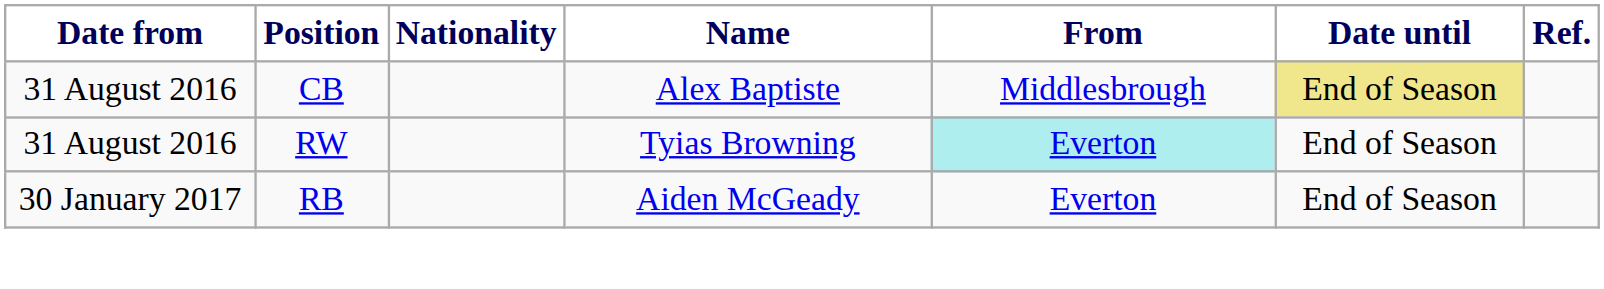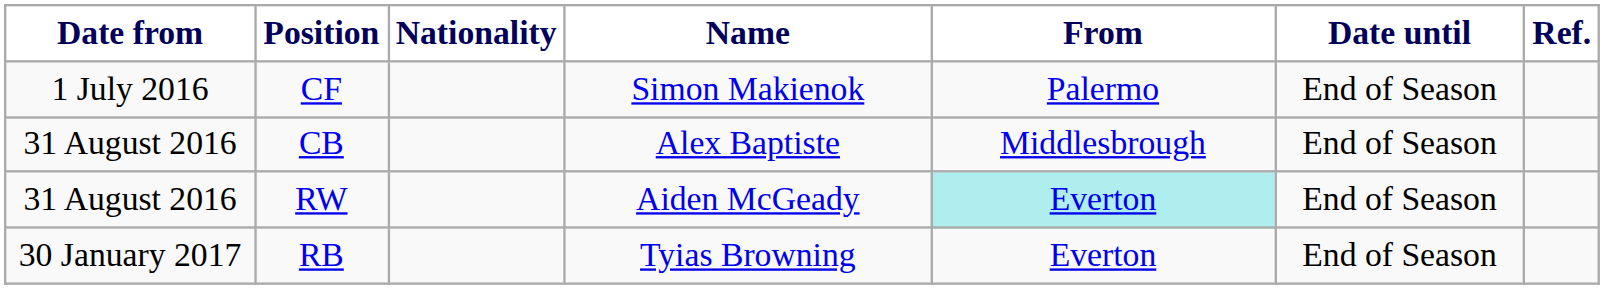+ row: (321, 88)
(1400, 88) khaki background -> (1400, 143) no background
(748, 143) Tyias Browning -> (748, 199) Aiden McGeady
(748, 199) Aiden McGeady -> (748, 254) Tyias Browning
